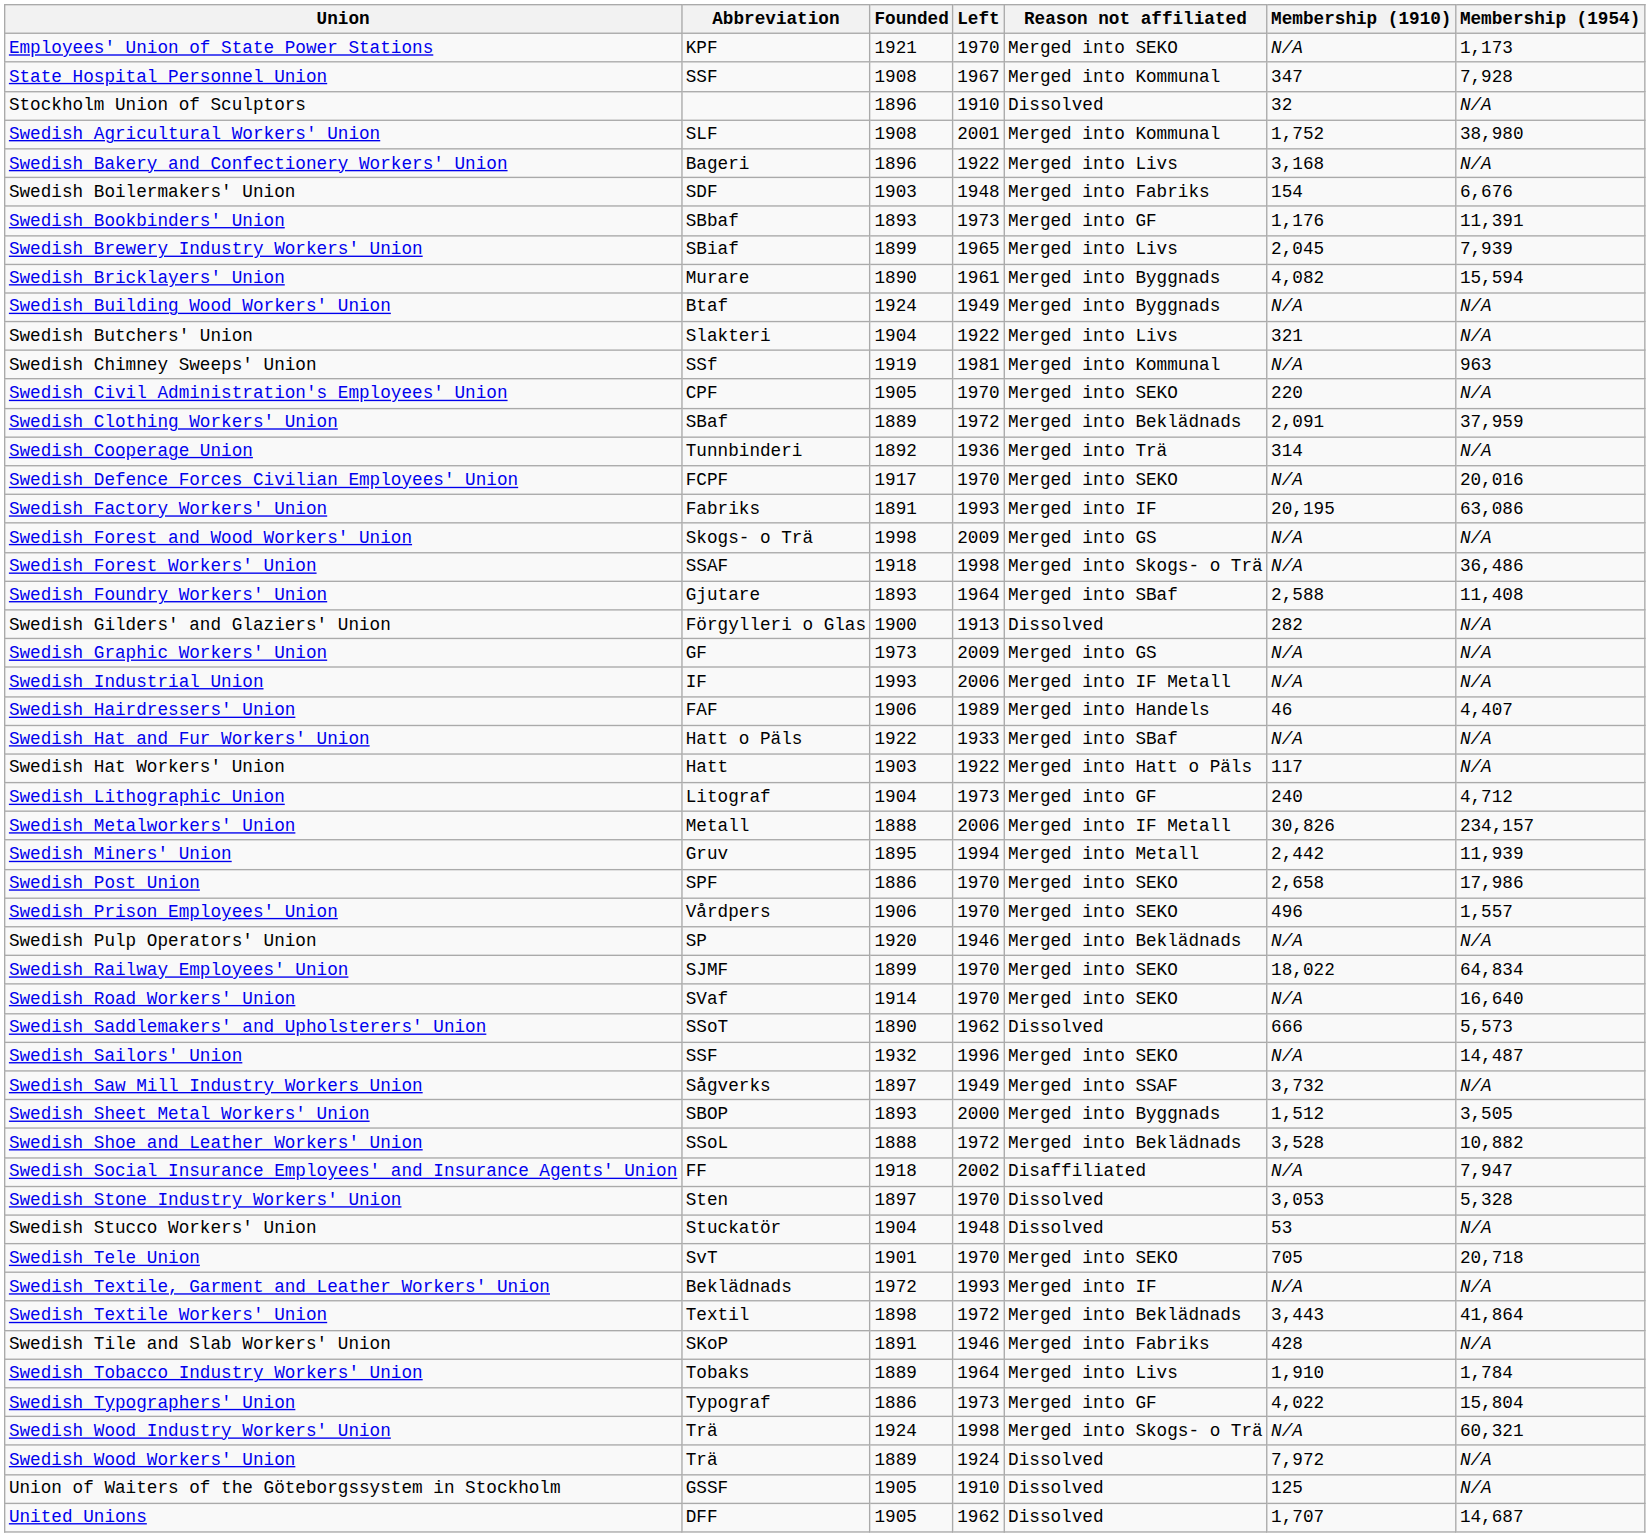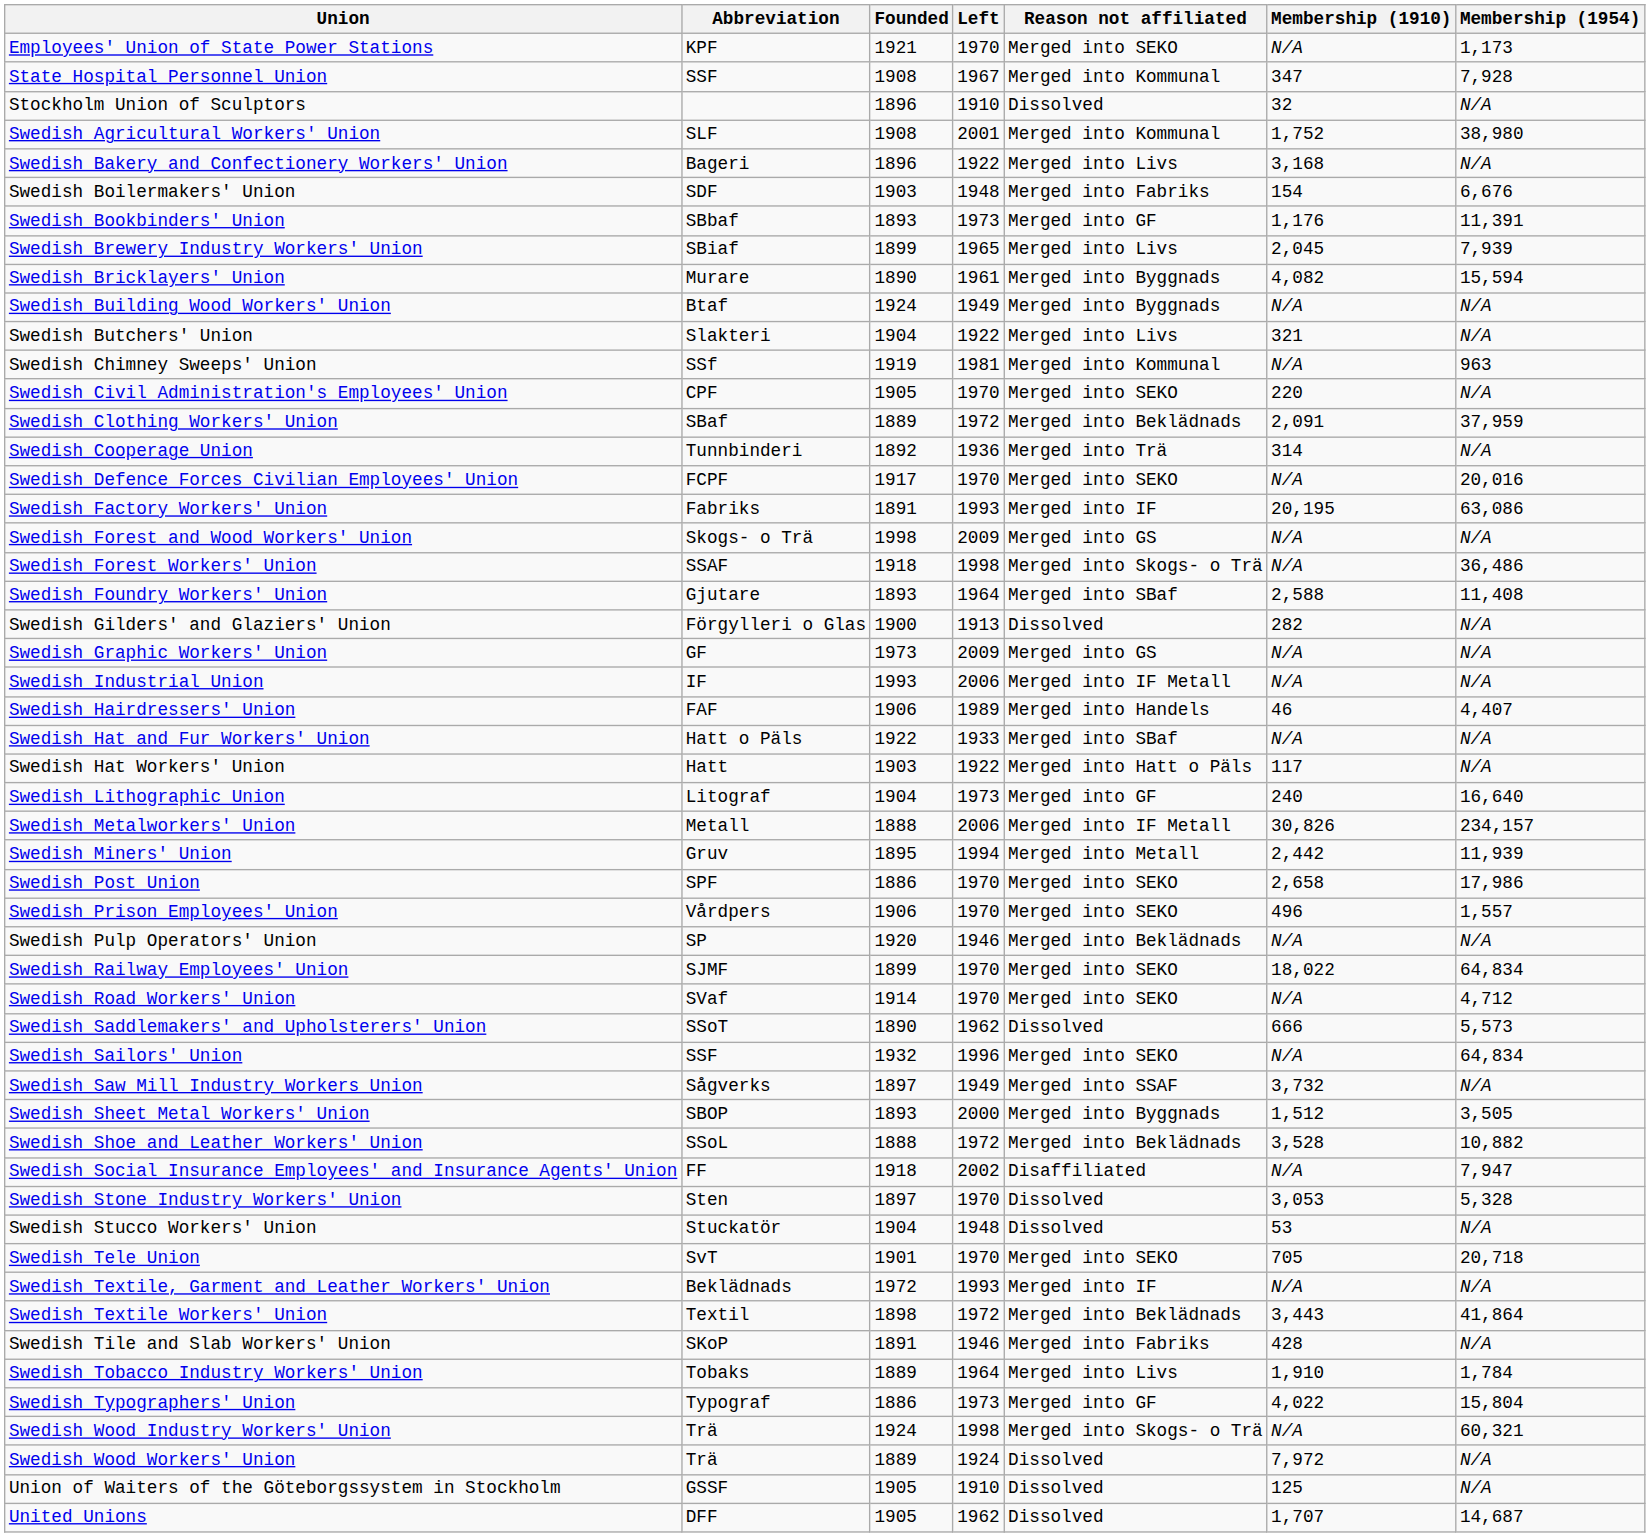(1486, 797) 4,712 -> (1492, 797) 16,640
(1492, 999) 16,640 -> (1486, 999) 4,712
(1492, 1056) 14,487 -> (1492, 1056) 64,834
